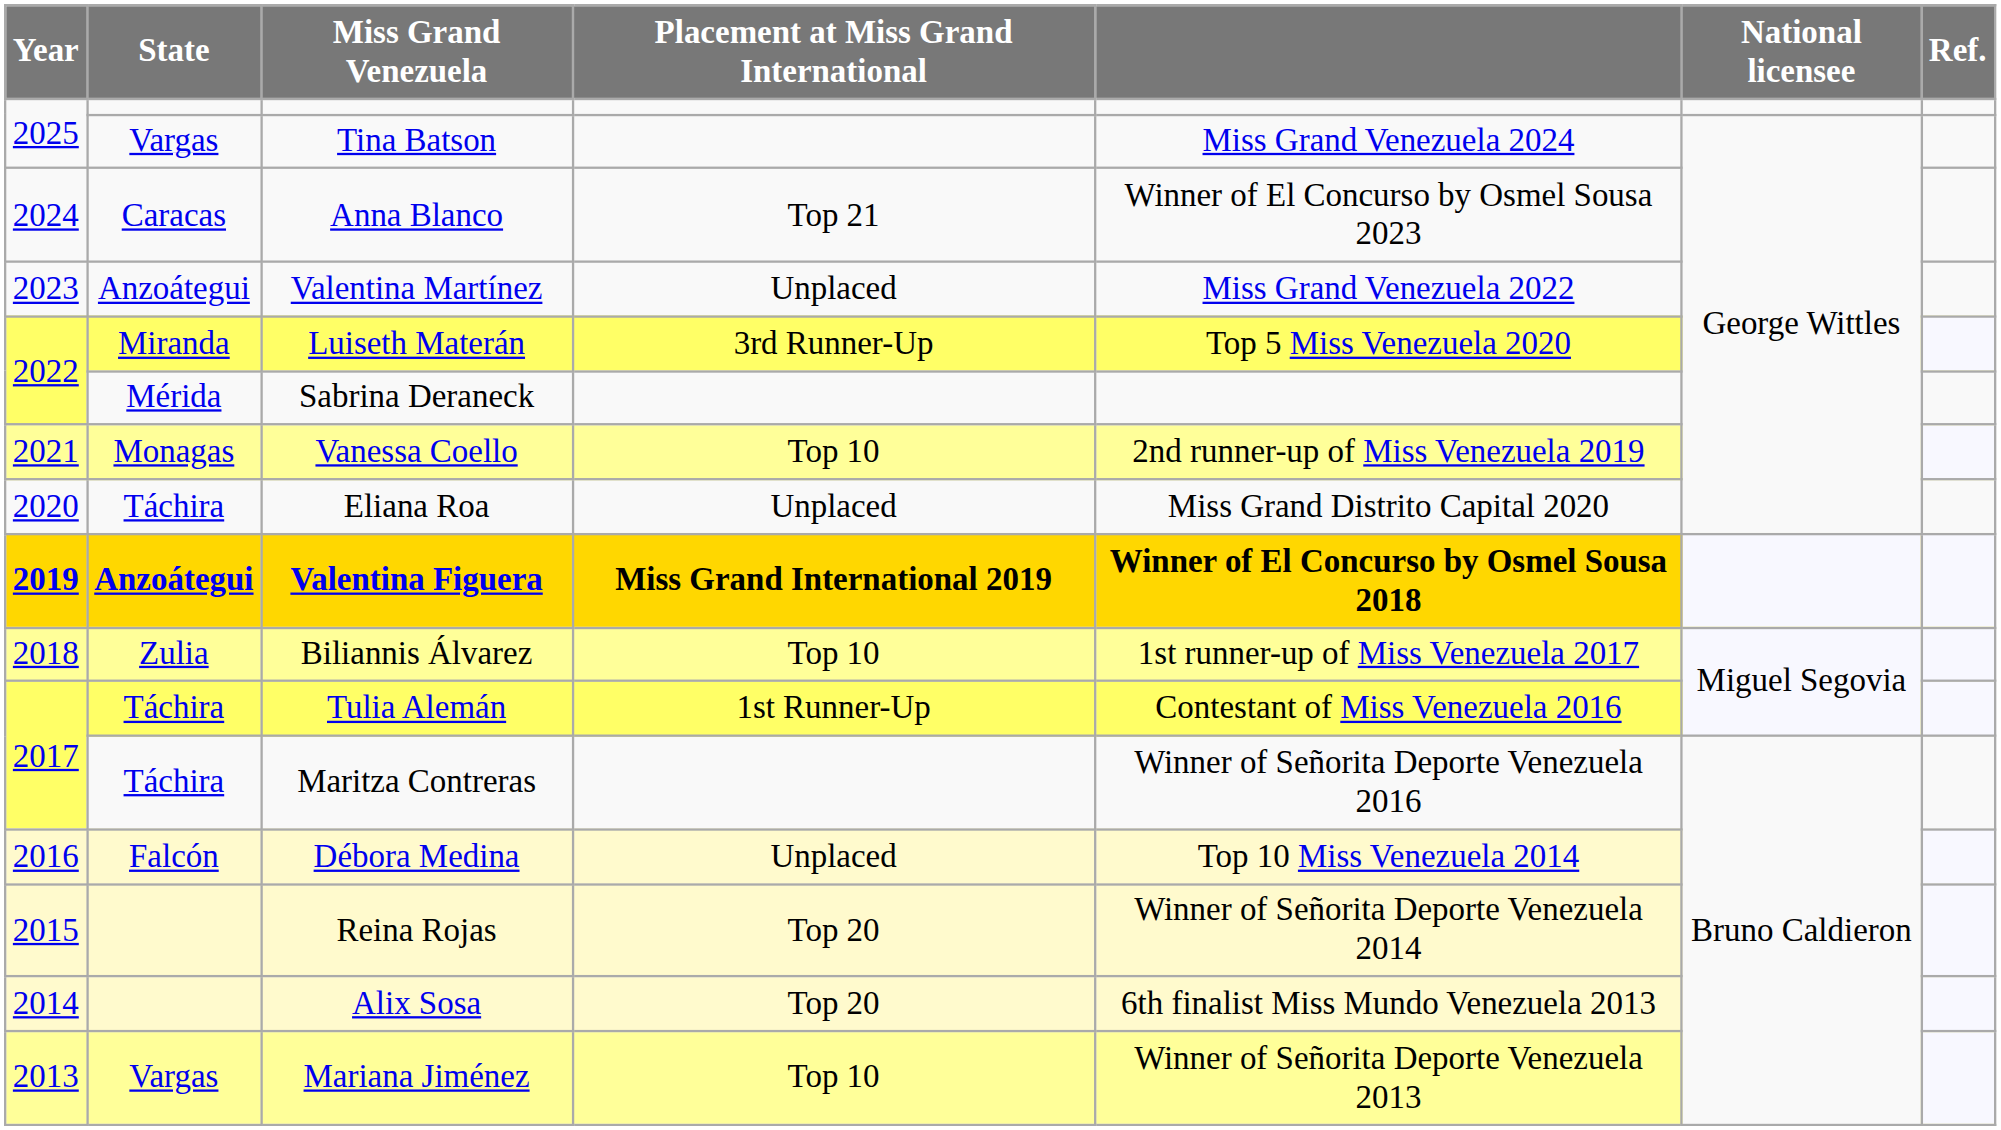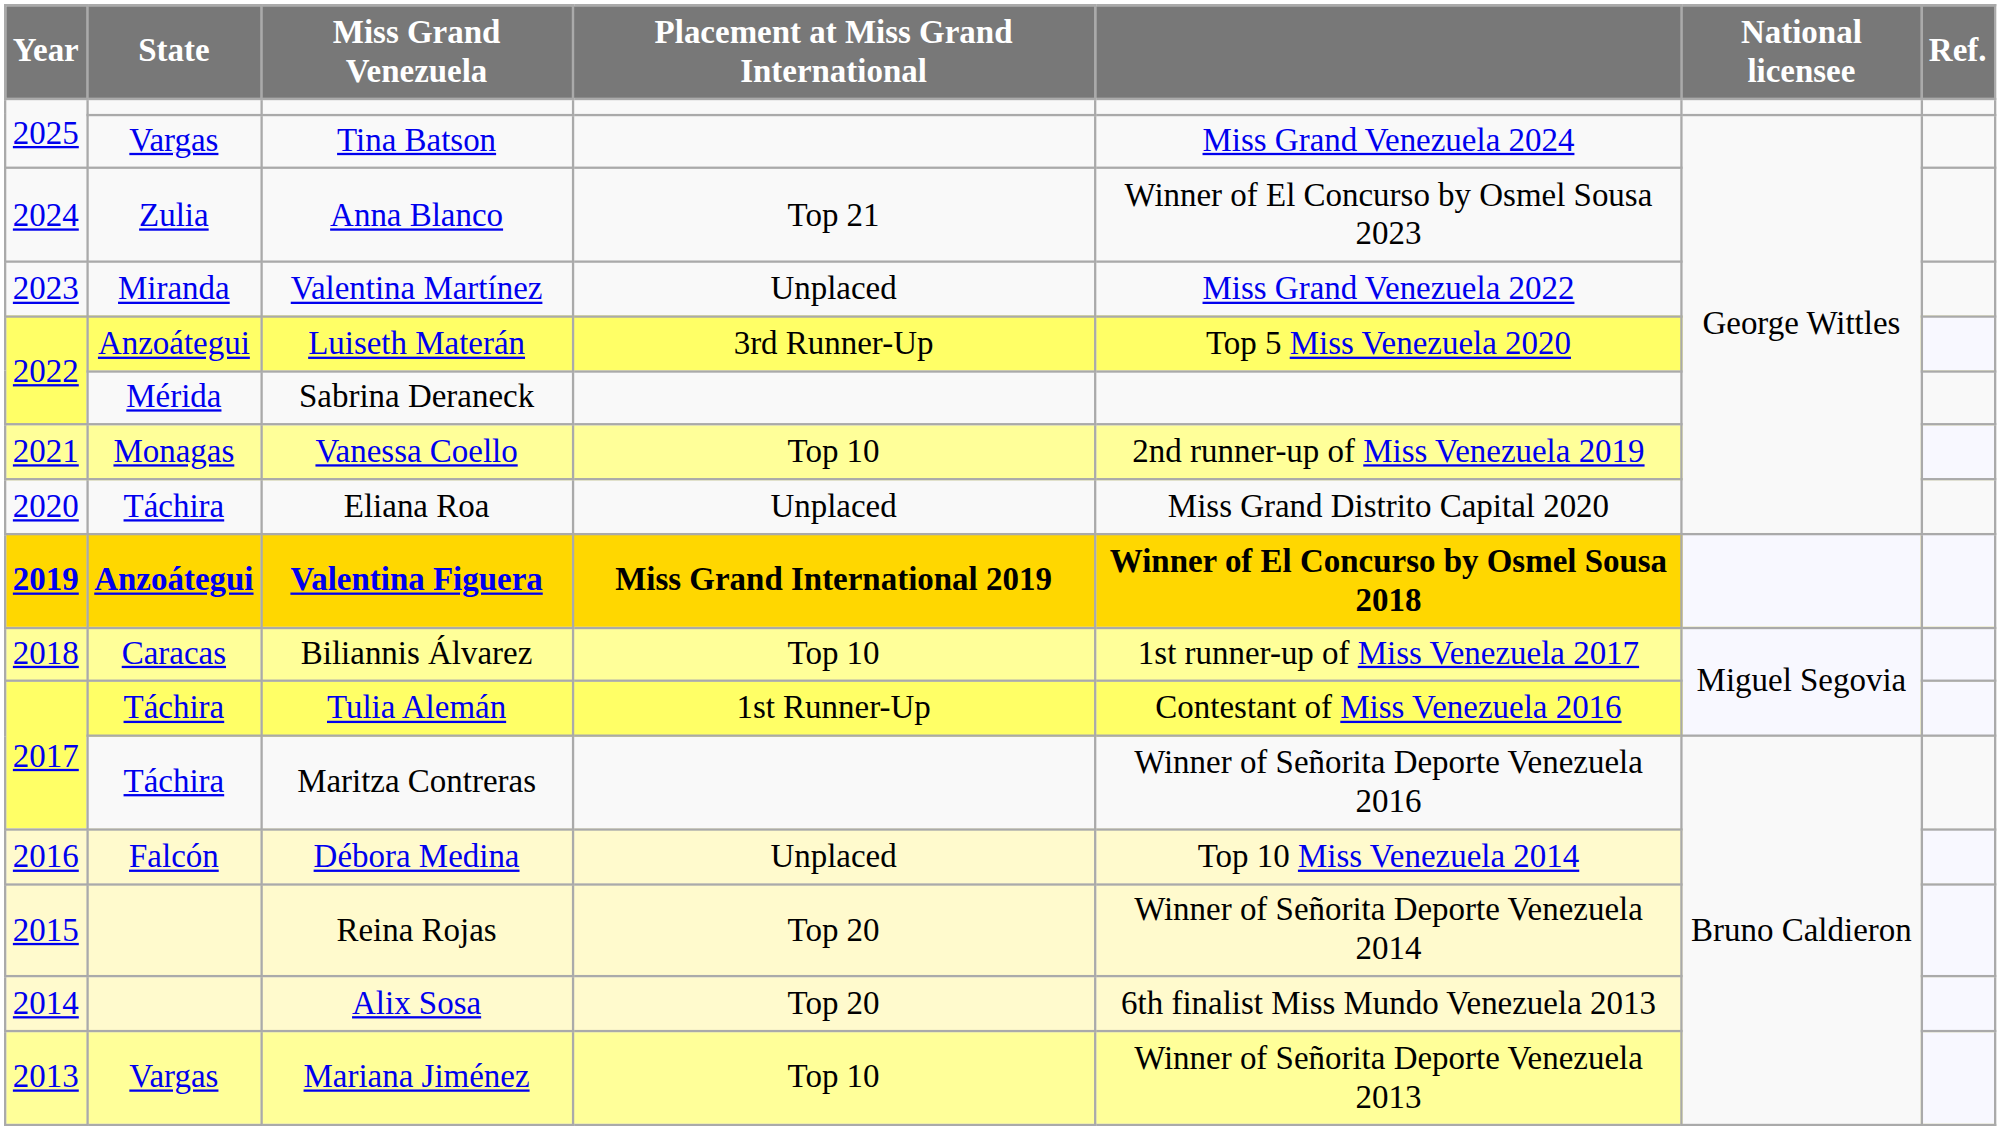(174, 214) Caracas -> (174, 214) Zulia
(174, 288) Anzoátegui -> (174, 288) Miranda
(174, 342) Miranda -> (174, 342) Anzoátegui
(174, 653) Zulia -> (174, 653) Caracas
